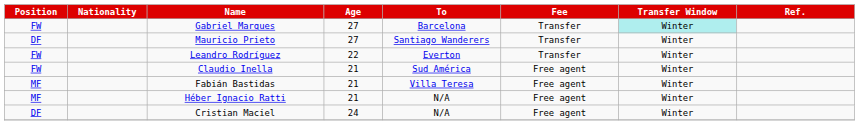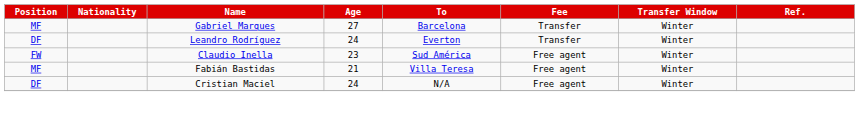(36, 26) FW -> (36, 26) MF
(677, 26) paleturquoise background -> (677, 26) no background
- row: (235, 40)
(36, 55) FW -> (36, 40) DF
(353, 55) 22 -> (353, 40) 24
(353, 69) 21 -> (353, 55) 23
- row: (235, 98)
